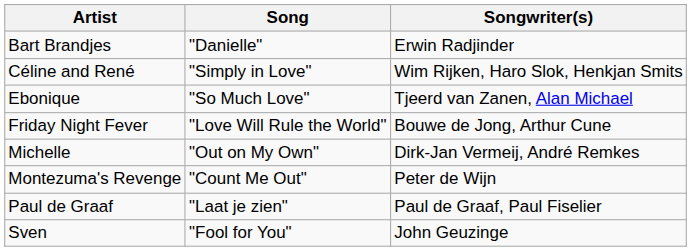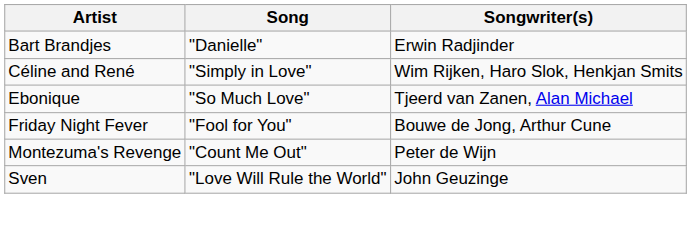(288, 125) "Love Will Rule the World" -> (240, 125) "Fool for You"
- row: (39, 152)
- row: (61, 206)
(240, 233) "Fool for You" -> (288, 179) "Love Will Rule the World"
